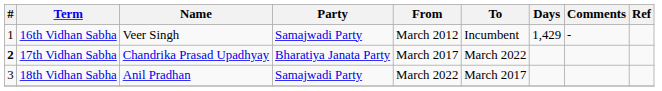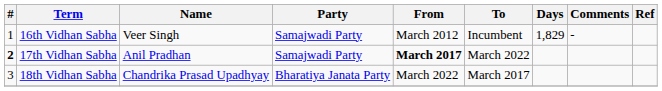(547, 34) 1,429 -> (550, 34) 1,829
(196, 55) Chandrika Prasad Upadhyay -> (157, 55) Anil Pradhan
(333, 55) Bharatiya Janata Party -> (319, 55) Samajwadi Party
(427, 55) normal -> (429, 55) bold
(157, 75) Anil Pradhan -> (196, 75) Chandrika Prasad Upadhyay
(319, 75) Samajwadi Party -> (333, 75) Bharatiya Janata Party
